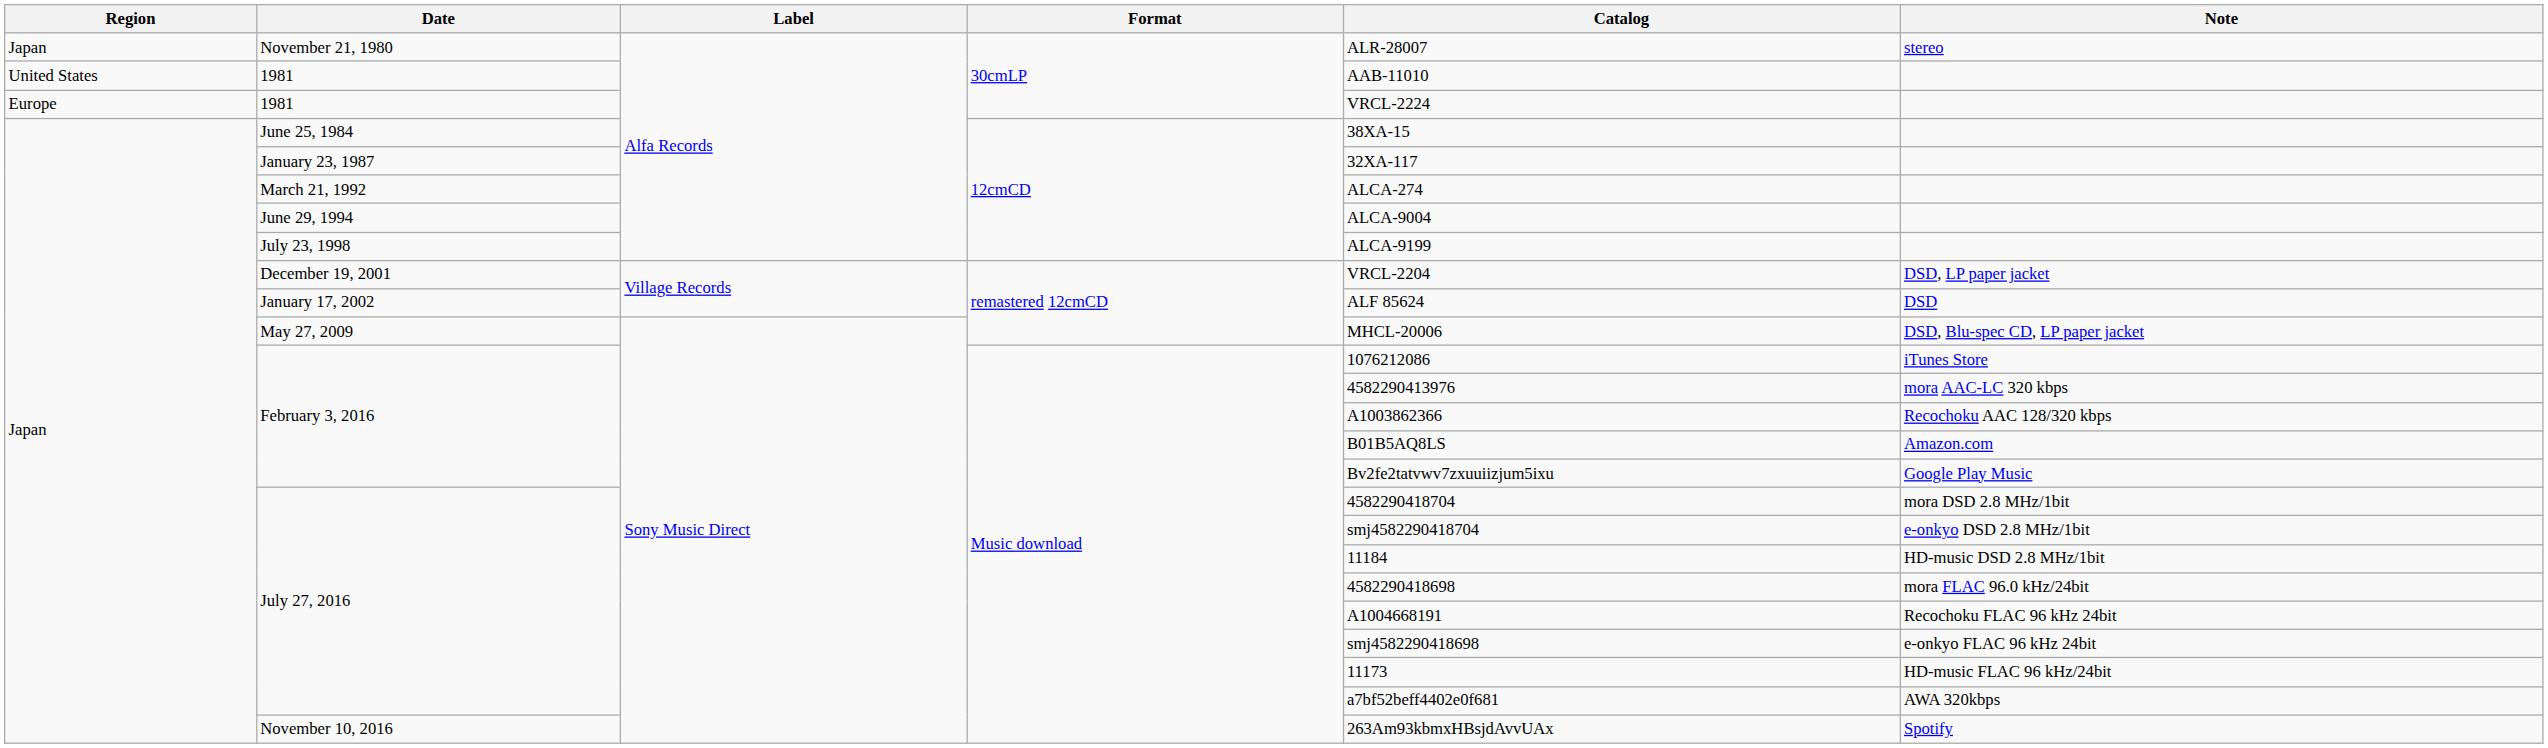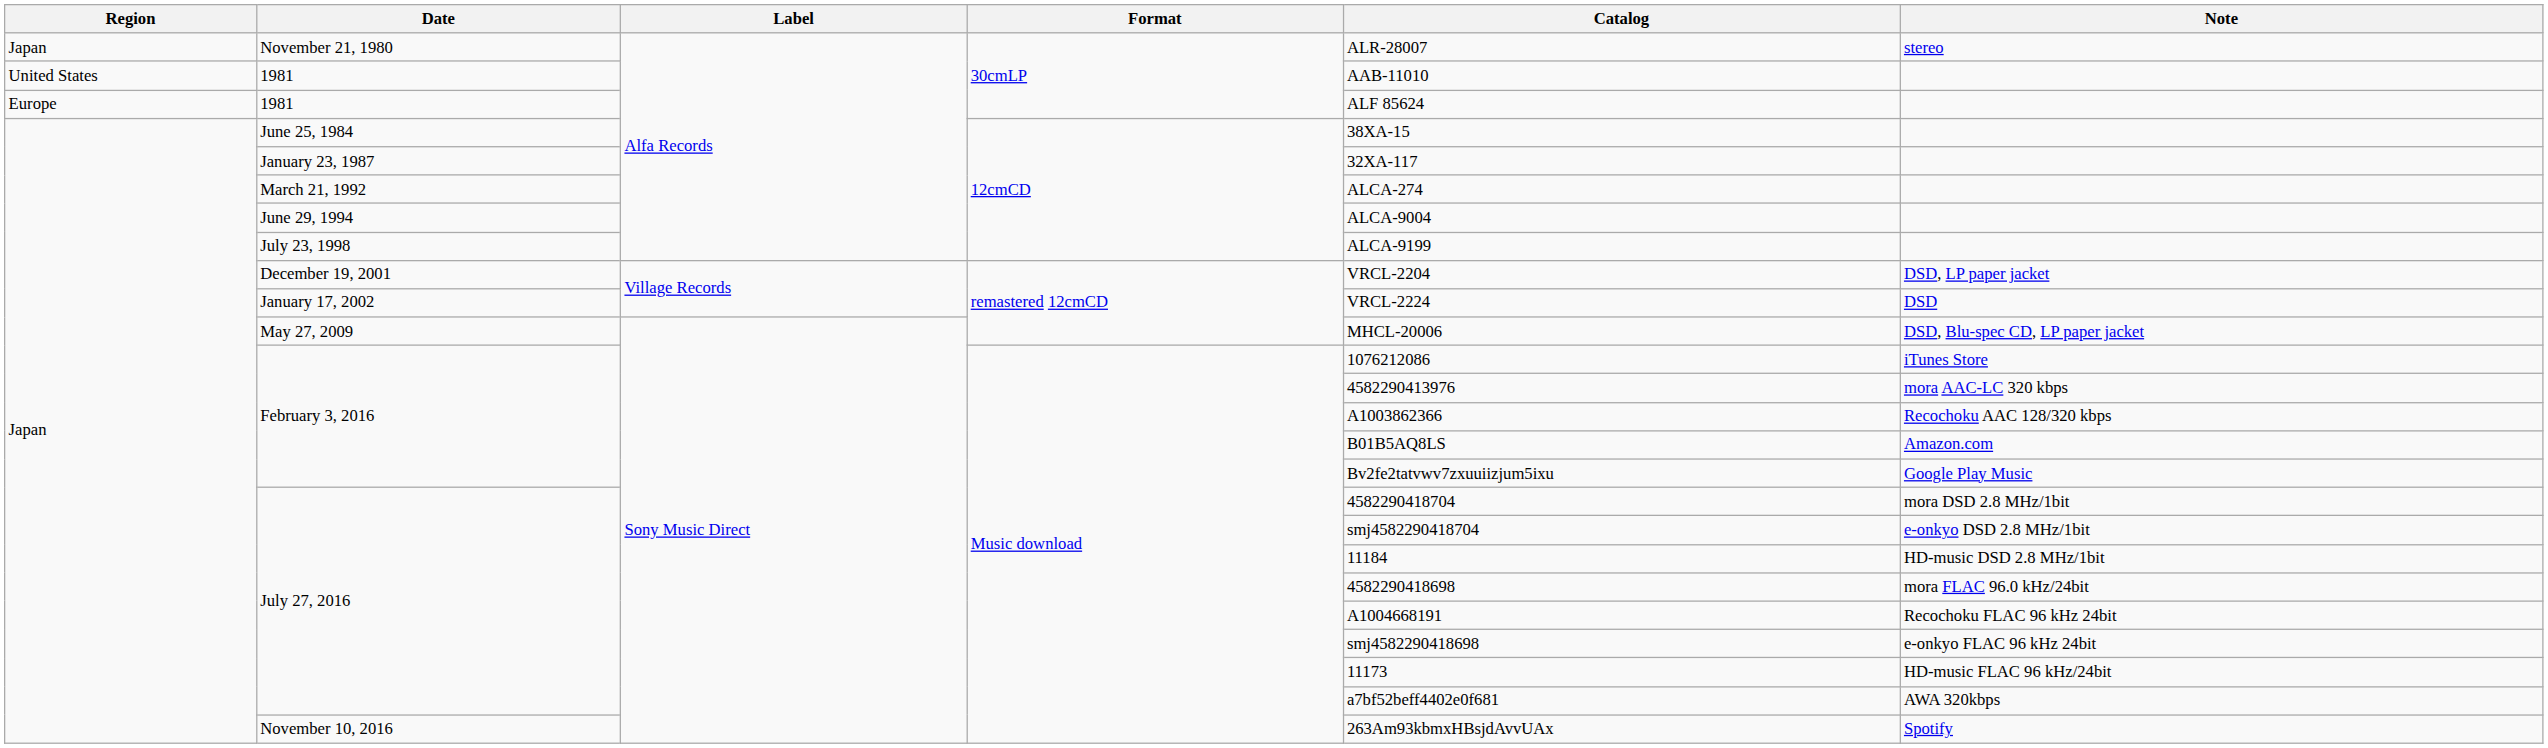(1388, 103) VRCL-2224 -> (1386, 103) ALF 85624
(1386, 302) ALF 85624 -> (1388, 302) VRCL-2224
